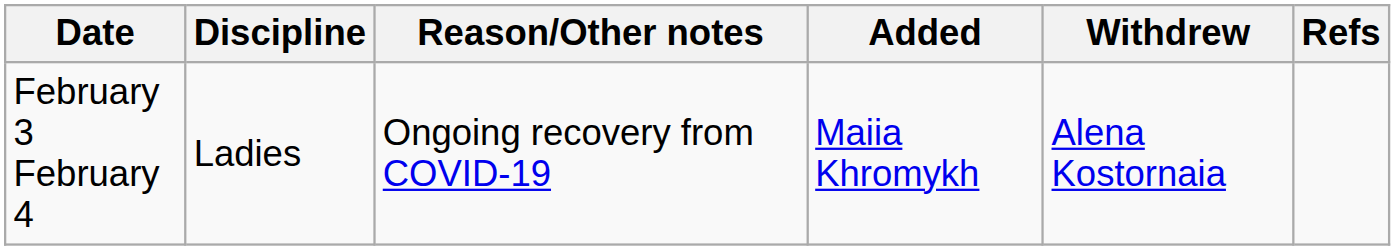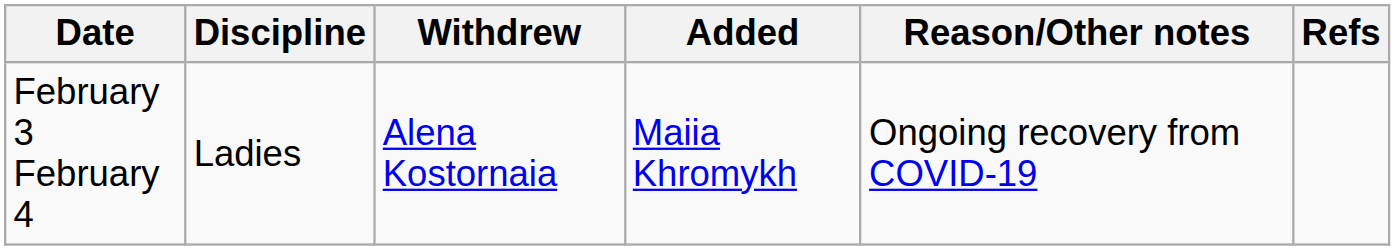columns swapped: (1168, 33) <-> (591, 33)
